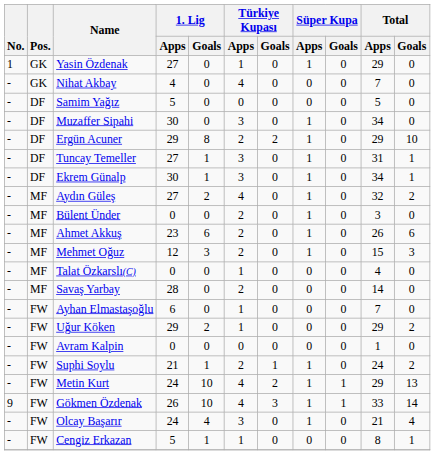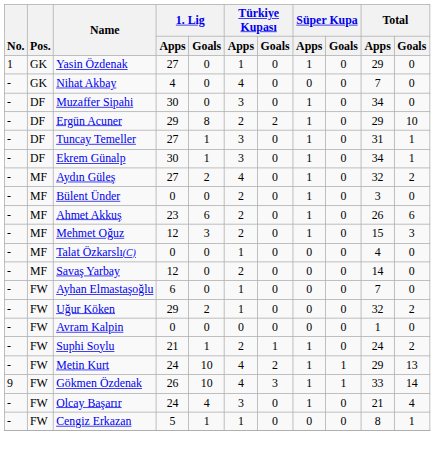- row: (88, 102)
(173, 290) 28 -> (173, 271) 12
(378, 327) 29 -> (378, 308) 32
